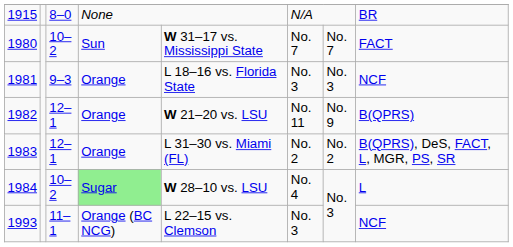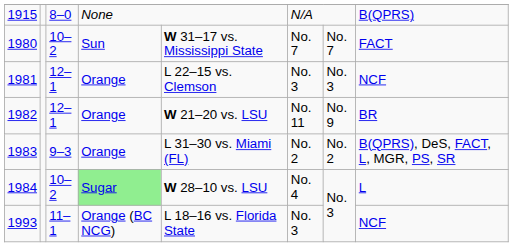(368, 15) BR -> (386, 15) B(QPRS)
(60, 79) 9–3 -> (60, 79) 12–1
(220, 79) L 18–16 vs. Florida State -> (198, 79) L 22–15 vs. Clemson
(386, 115) B(QPRS) -> (368, 115) BR
(60, 151) 12–1 -> (60, 151) 9–3
(198, 223) L 22–15 vs. Clemson -> (220, 223) L 18–16 vs. Florida State
